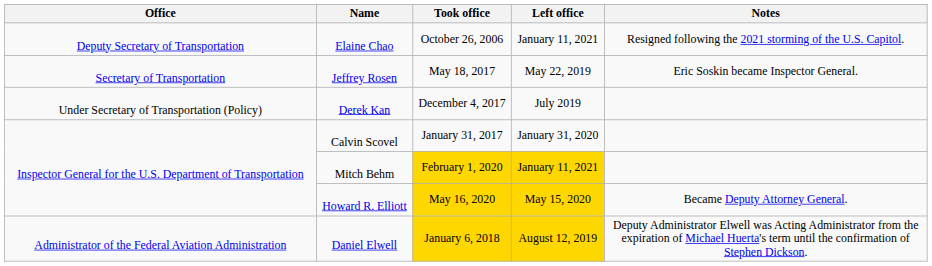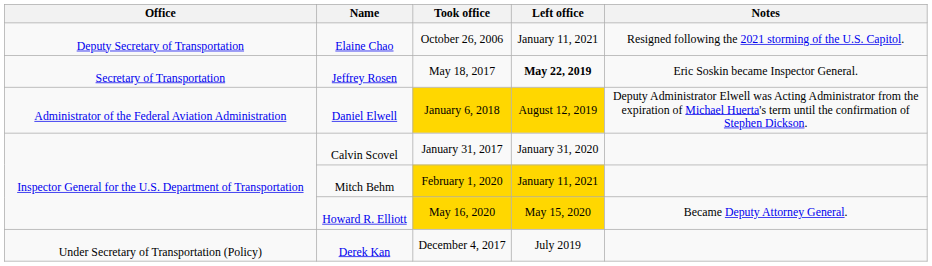(558, 71) normal -> (558, 71) bold
rows swapped: (364, 110) <-> (364, 245)
